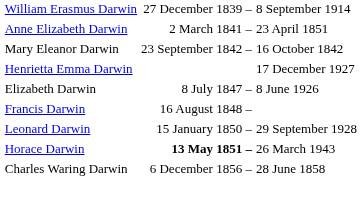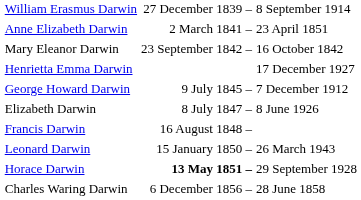+ row: (67, 88)
(306, 128) 29 September 1928 -> (296, 148) 26 March 1943
(296, 148) 26 March 1943 -> (306, 168) 29 September 1928
